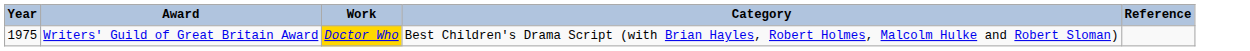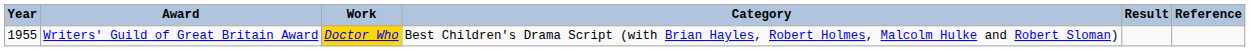+ column: (1147, 15)
(22, 35) 1975 -> (22, 35) 1955
